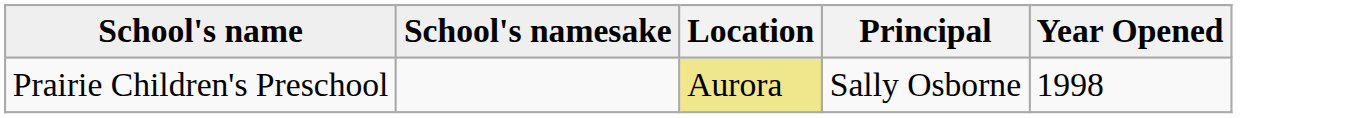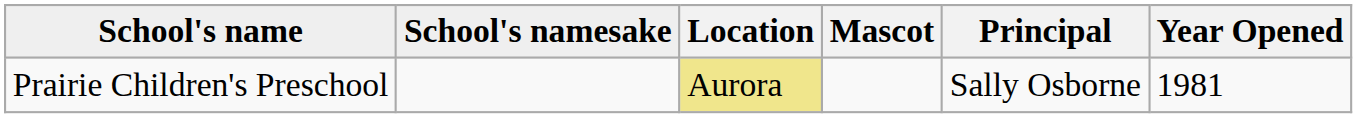+ column: (882, 31)
(1070, 84) 1998 -> (1190, 84) 1981
